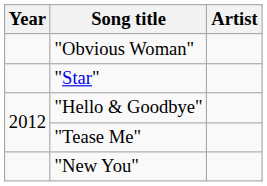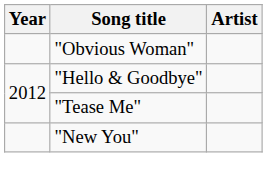- row: (77, 78)
